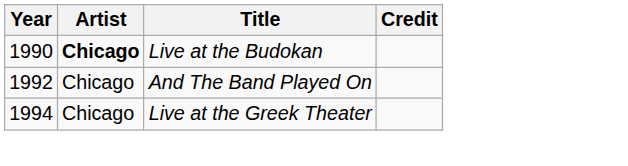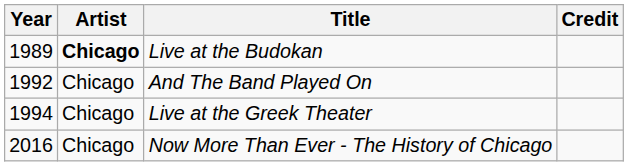(31, 51) 1990 -> (31, 51) 1989
+ row: (351, 144)
